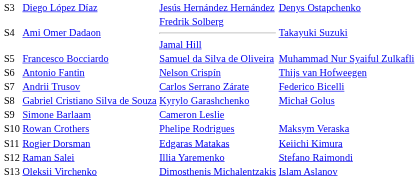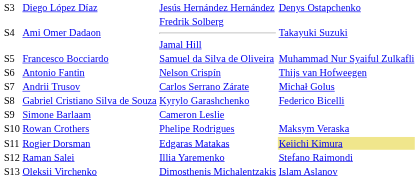(312, 87) Federico Bicelli -> (307, 87) Michał Golus
(307, 101) Michał Golus -> (312, 101) Federico Bicelli
(311, 143) no background -> (311, 143) khaki background
